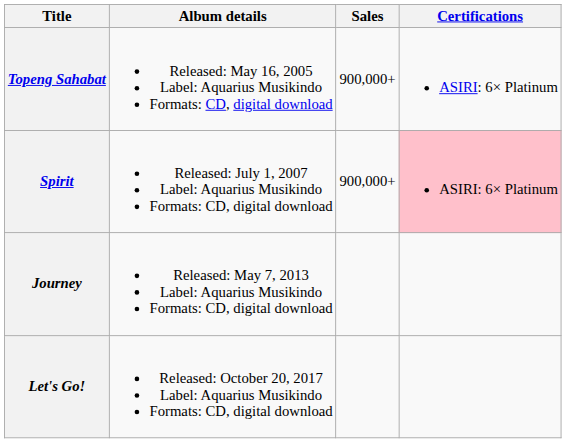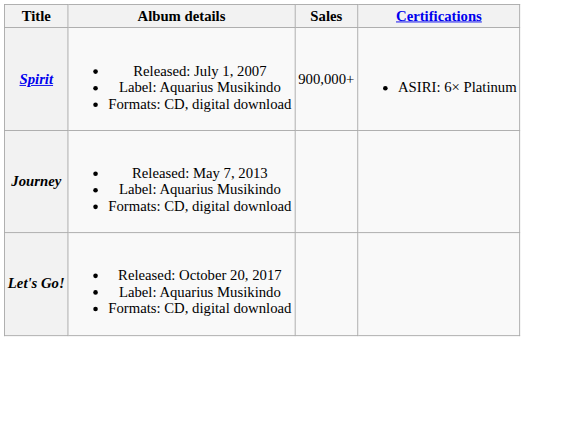- row: (57, 79)
(480, 190) pink background -> (439, 87) no background
